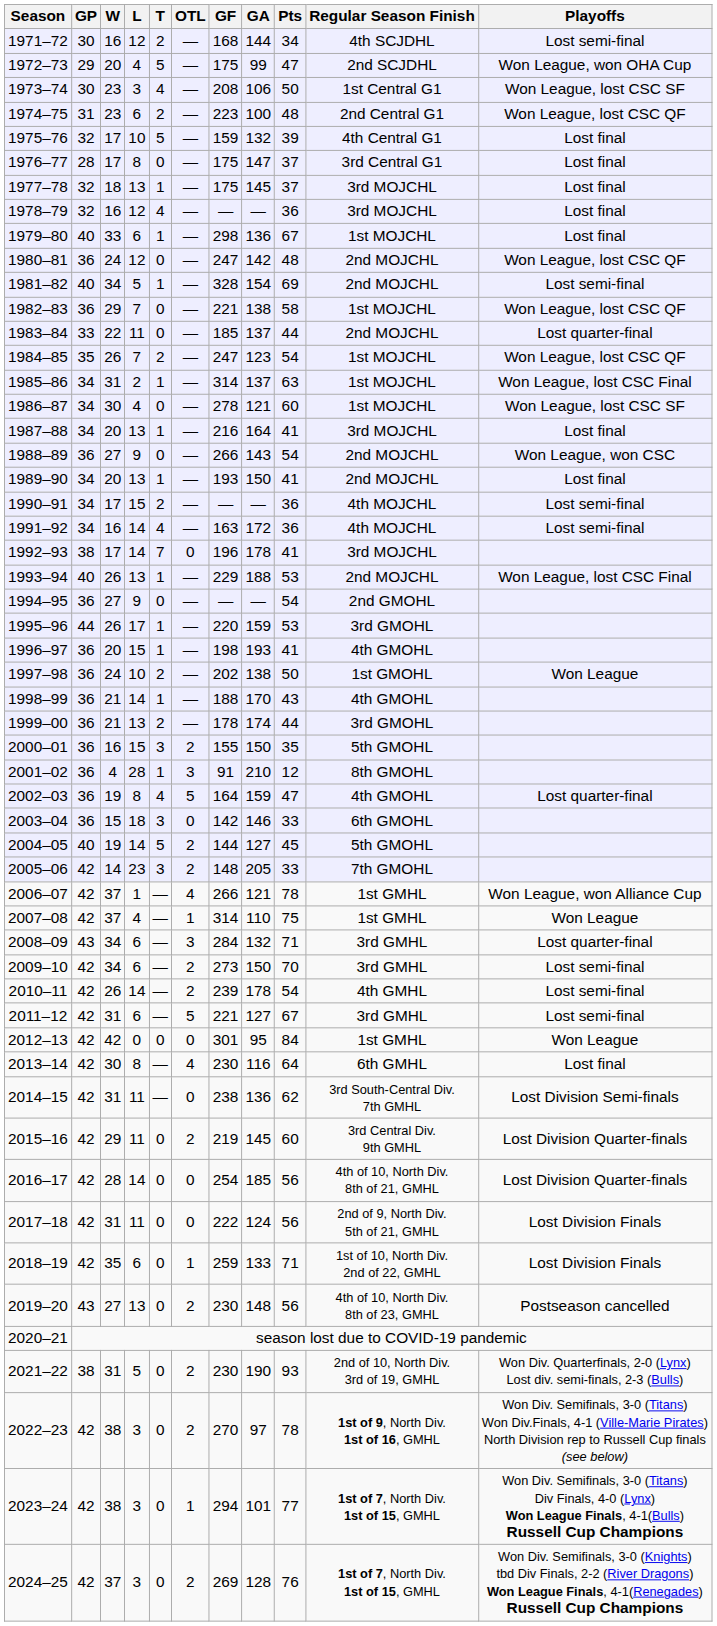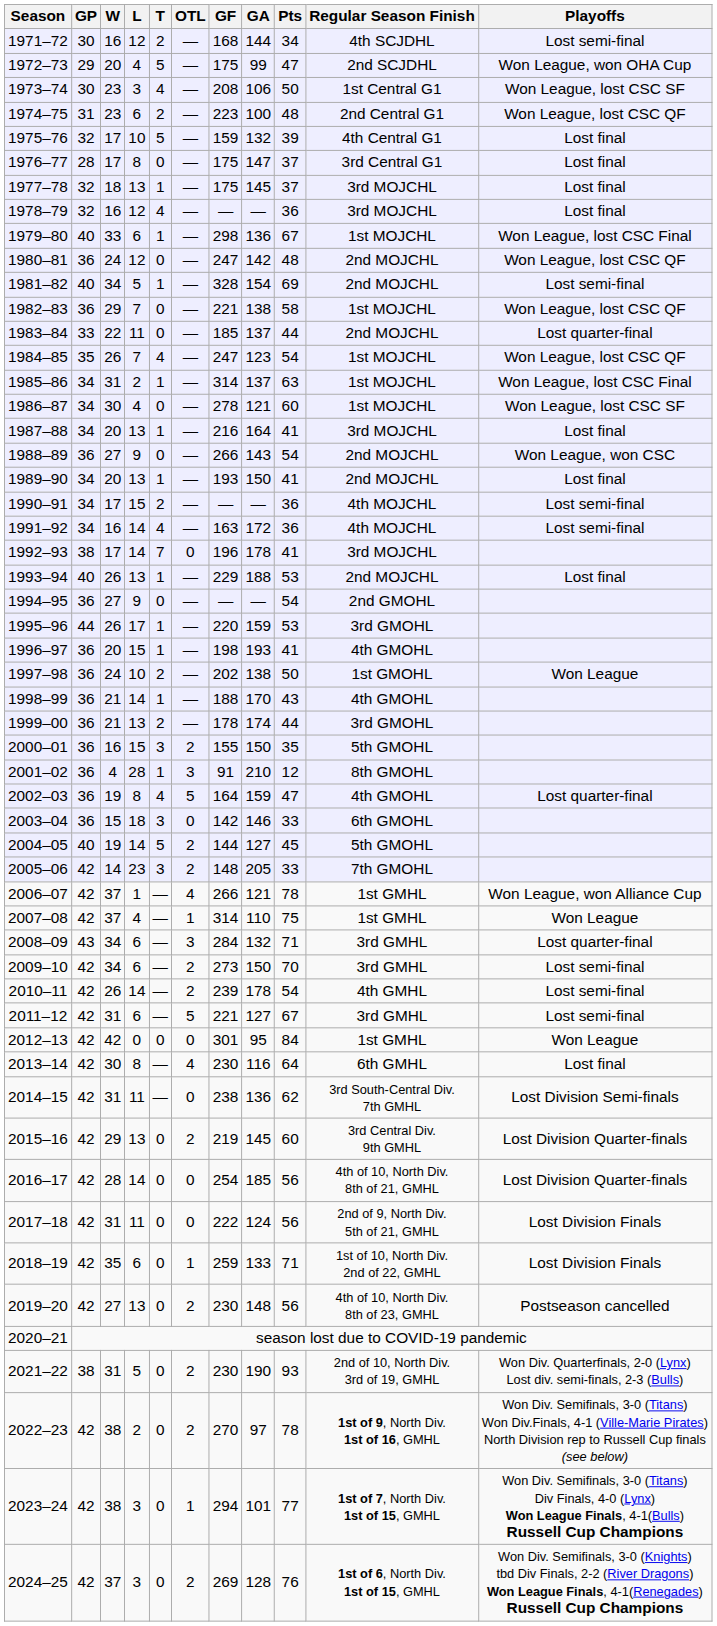(595, 235) Lost final -> (595, 235) Won League, lost CSC Final
(160, 357) 2 -> (160, 357) 4
(595, 576) Won League, lost CSC Final -> (595, 576) Lost final
(137, 1138) 11 -> (137, 1138) 13
(86, 1305) 43 -> (86, 1305) 42
(137, 1430) 3 -> (137, 1430) 2
(392, 1583) 1st of 7, North Div. 1st of 15, GMHL -> (392, 1583) 1st of 6, North Div. 1st of 15, GMHL
